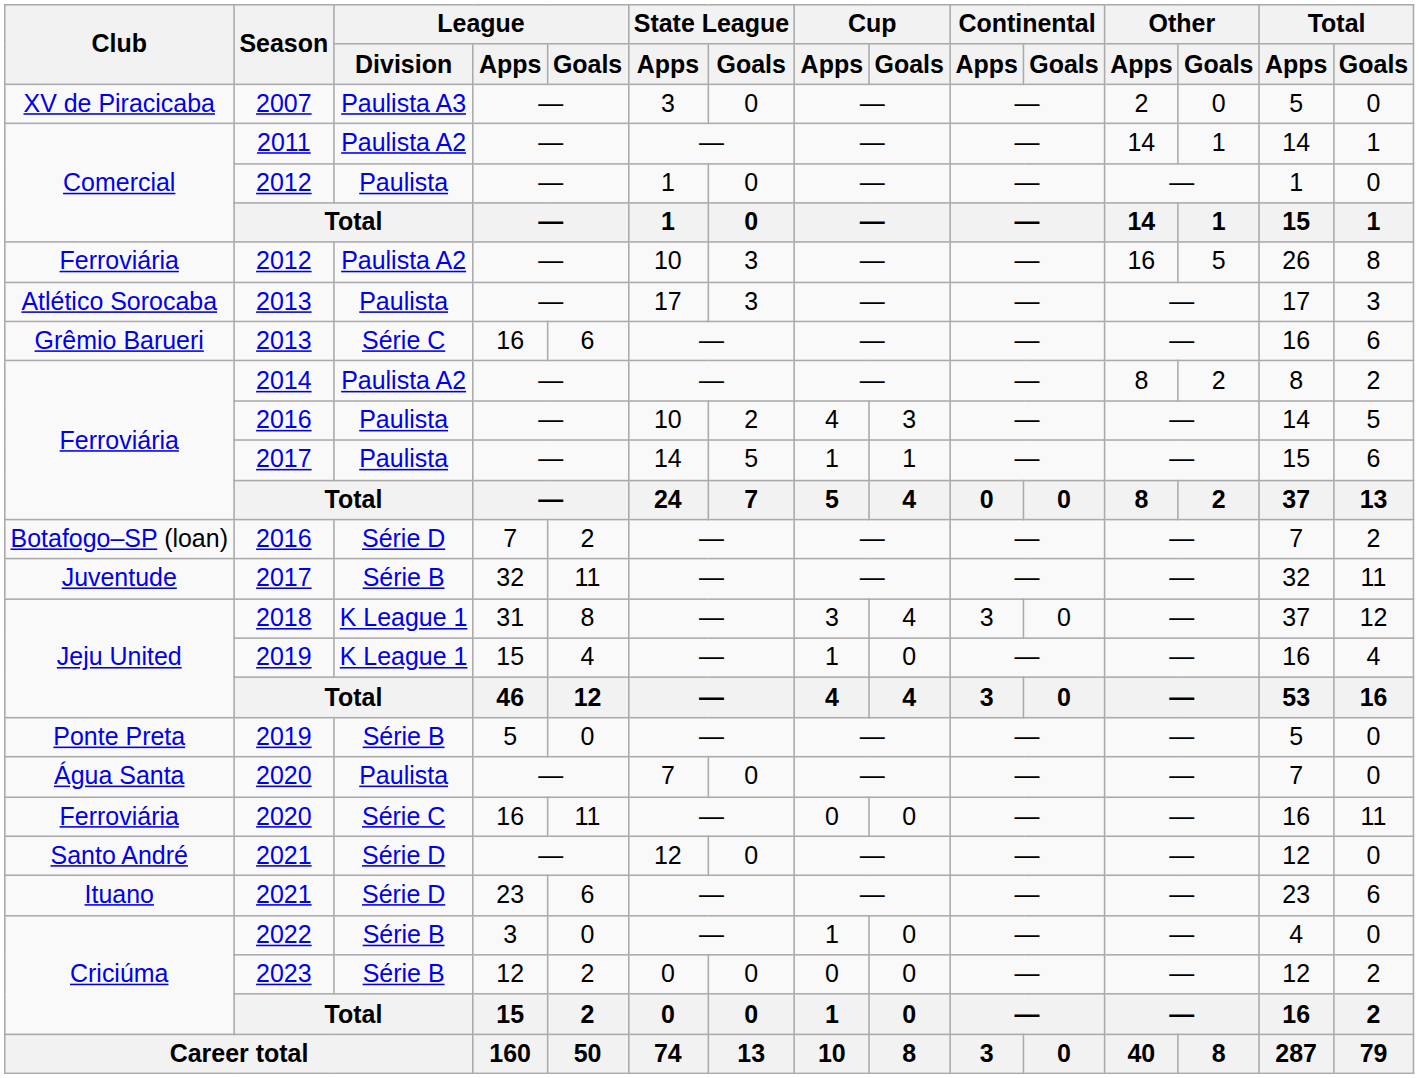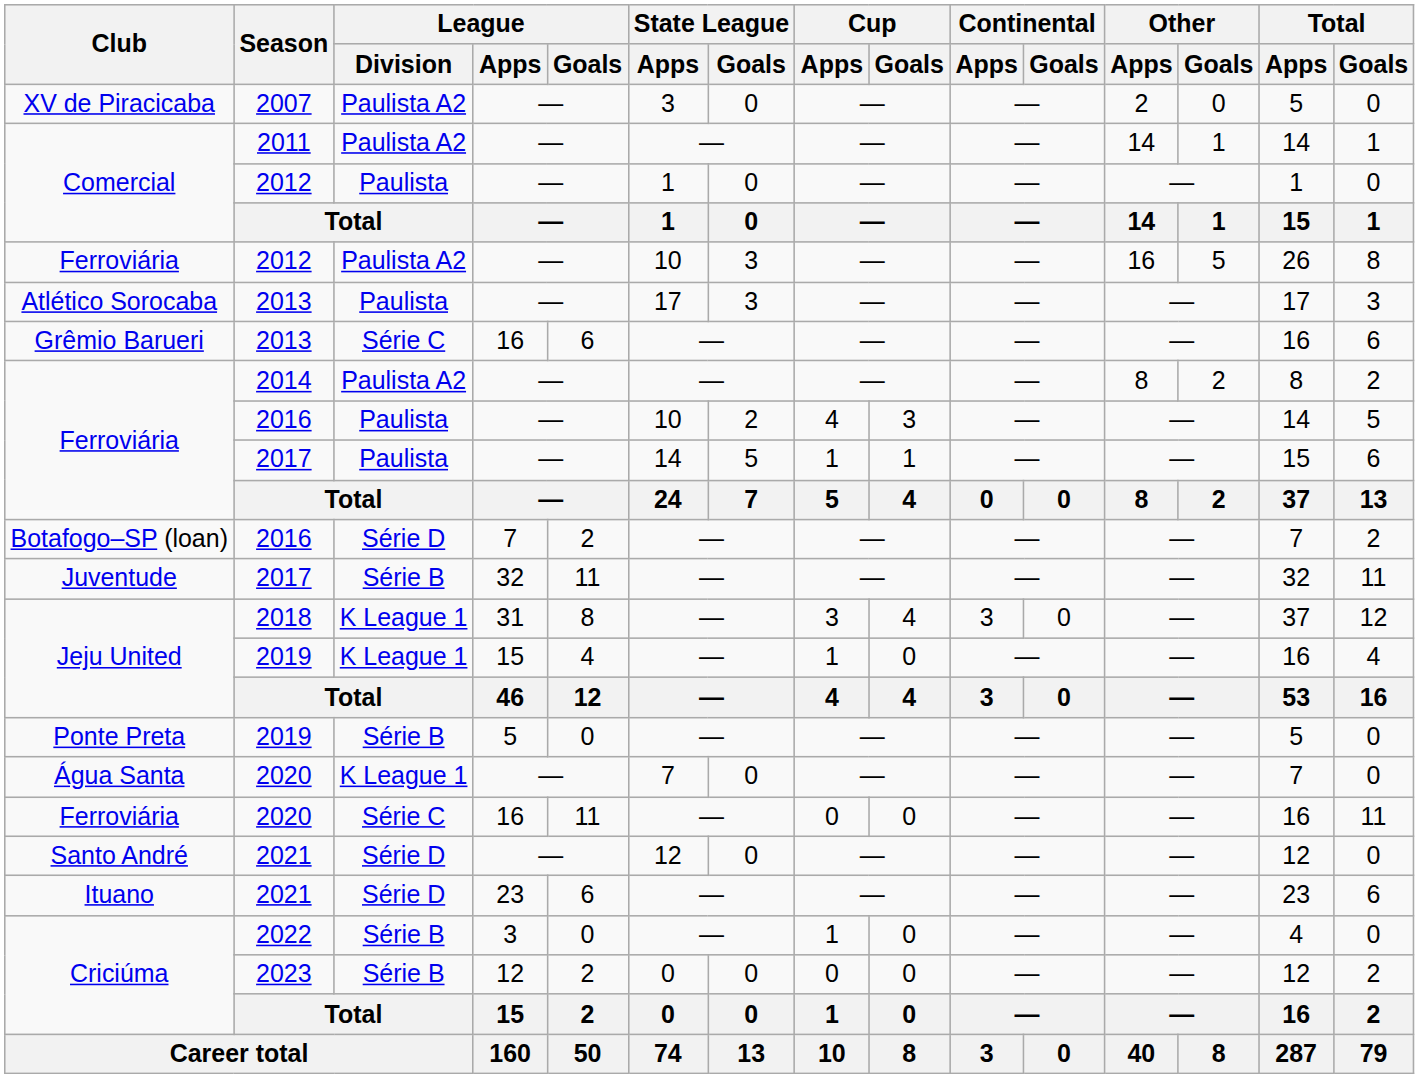(404, 103) Paulista A3 -> (404, 103) Paulista A2
(404, 776) Paulista -> (404, 776) K League 1
